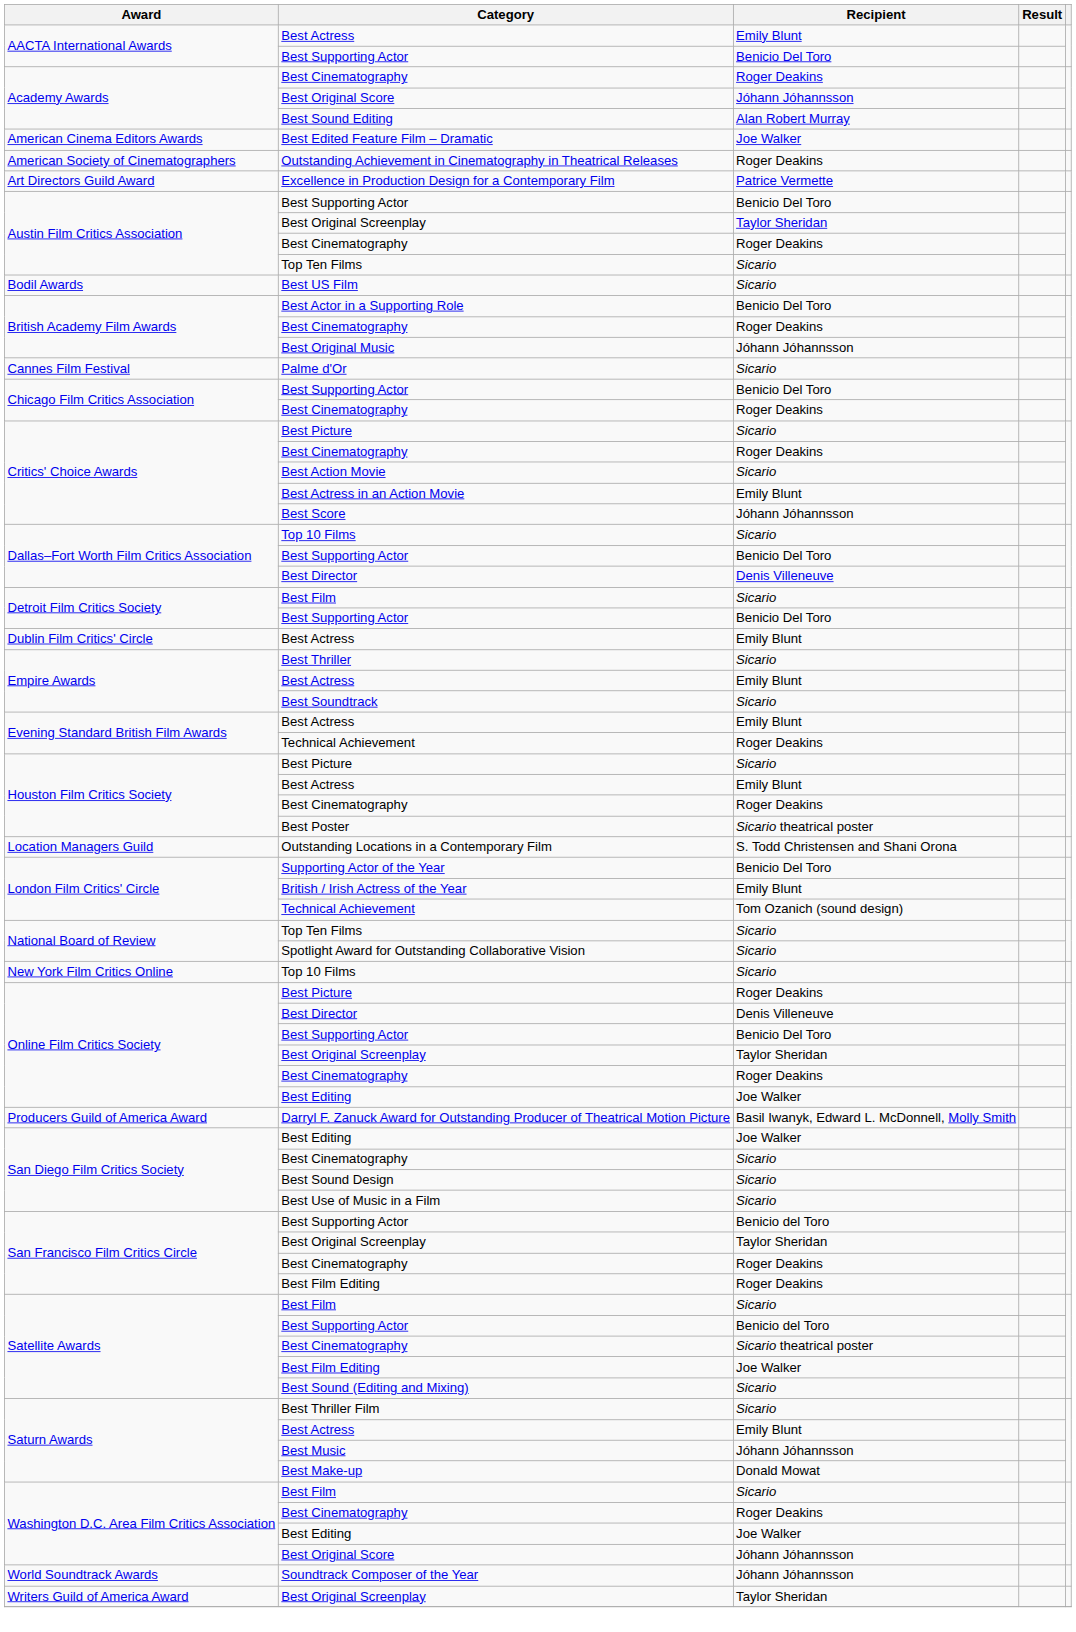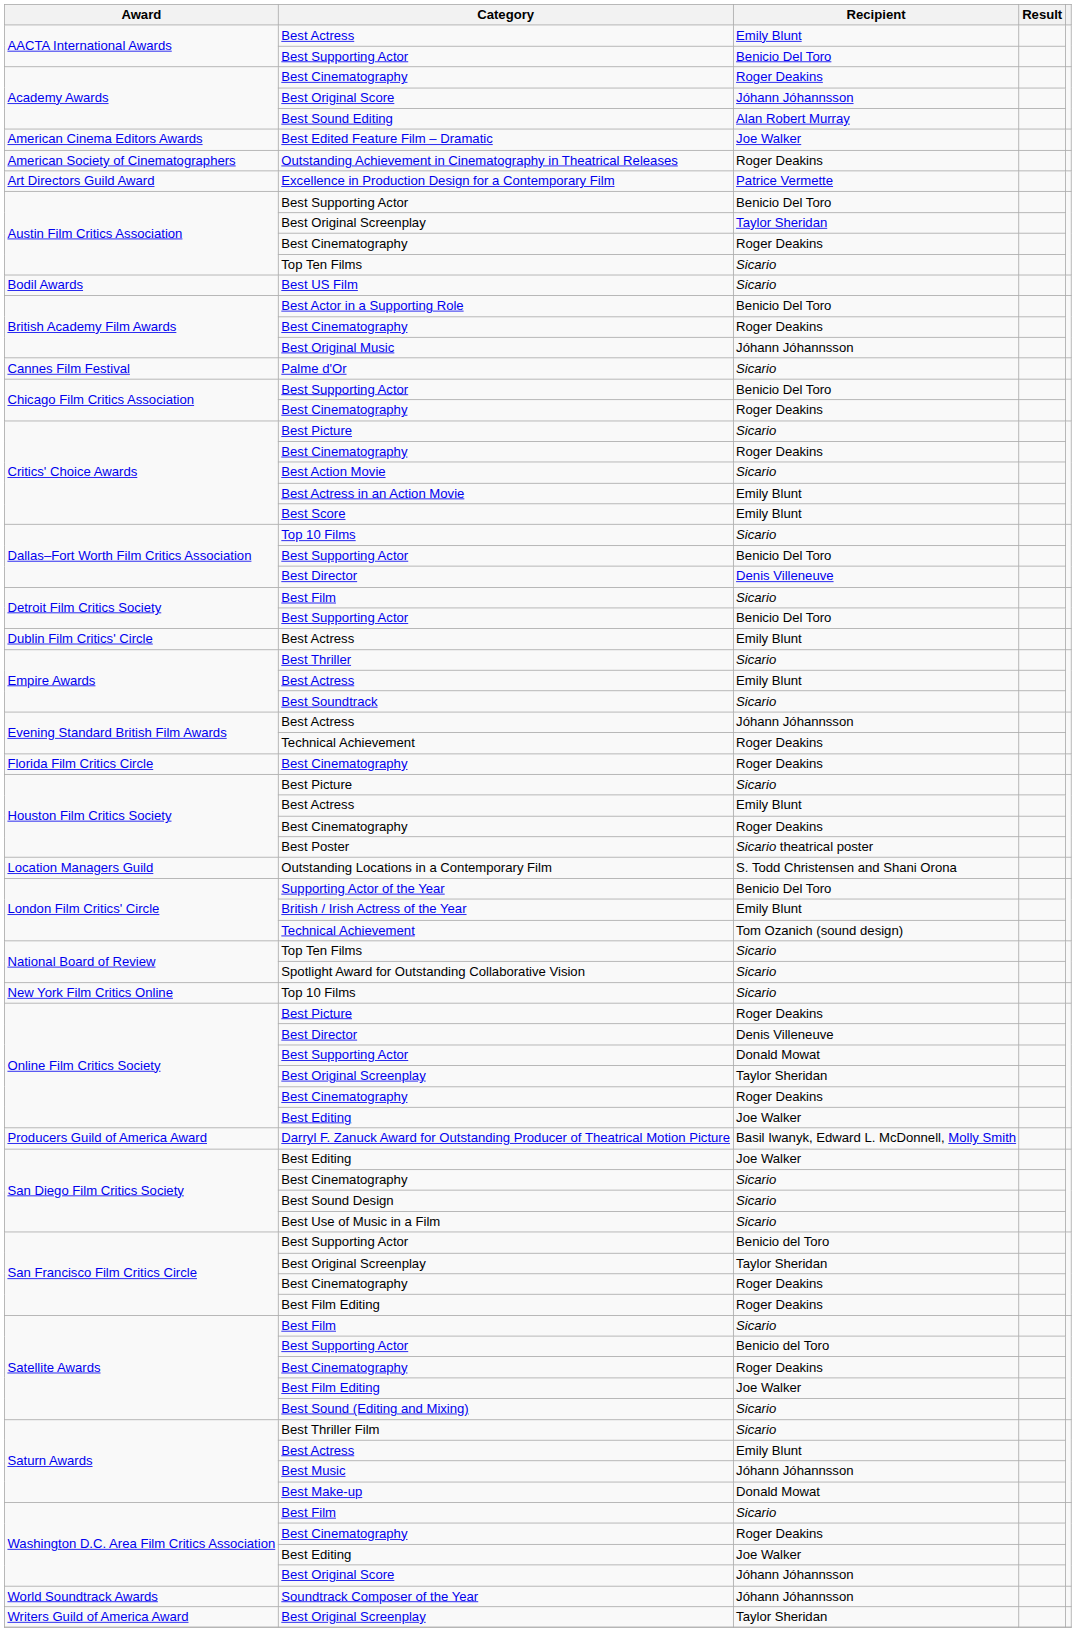(795, 514) Jóhann Jóhannsson -> (769, 514) Emily Blunt
(769, 722) Emily Blunt -> (795, 722) Jóhann Jóhannsson
+ row: (80, 763)
(784, 1034) Benicio Del Toro -> (778, 1055) Donald Mowat
(805, 1346) Sicario theatrical poster -> (779, 1367) Roger Deakins
